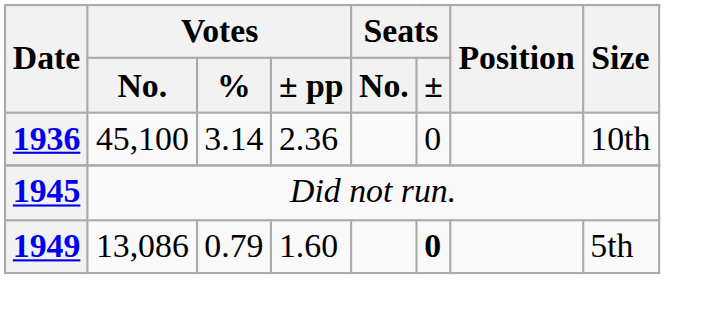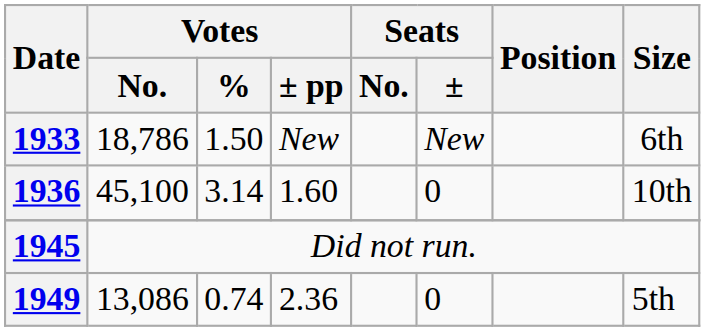+ row: (47, 138)
(308, 138) 2.36 -> (308, 191) 1.60
(234, 245) 0.79 -> (234, 298) 0.74
(308, 245) 1.60 -> (308, 298) 2.36
(433, 245) bold -> (433, 298) normal
